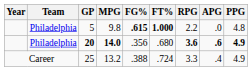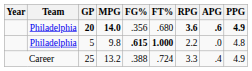rows swapped: (90, 43) <-> (92, 27)
